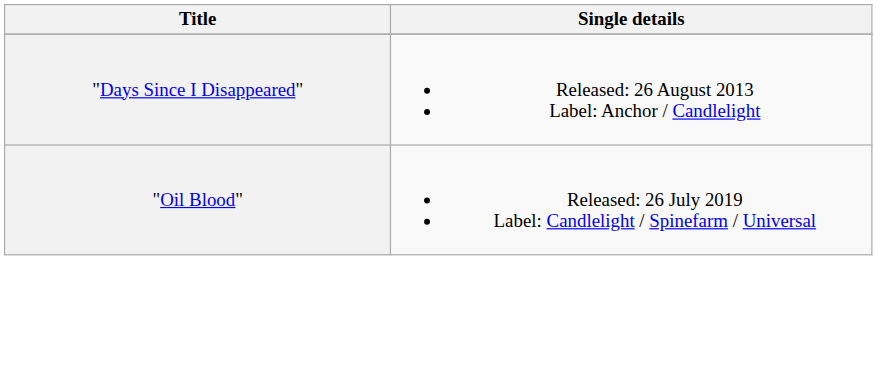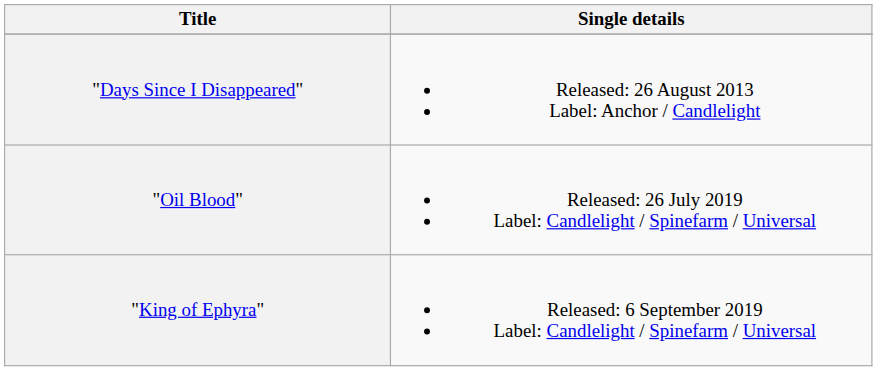+ row: (198, 309)
